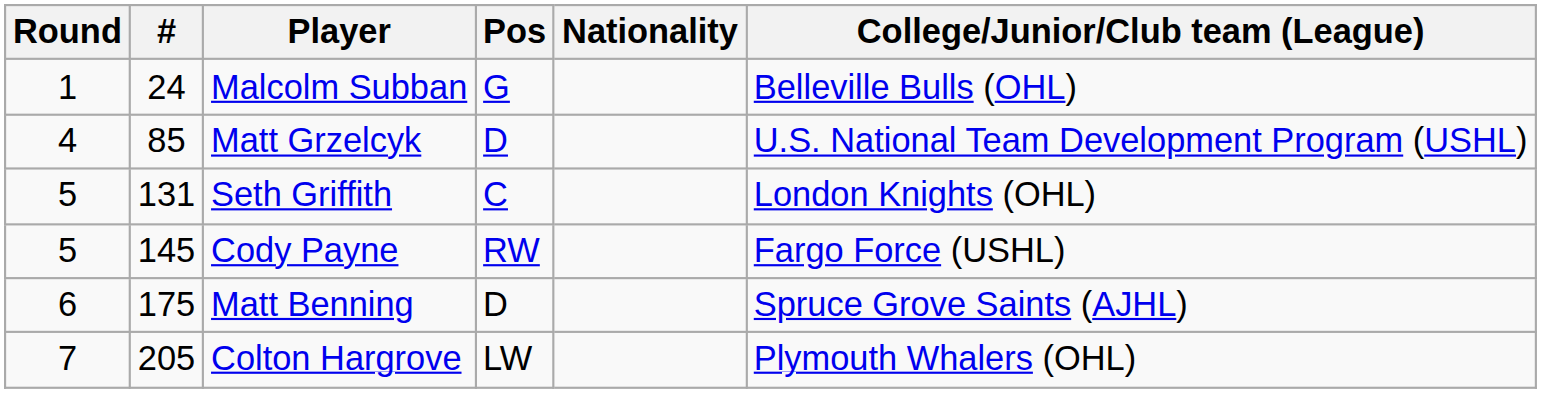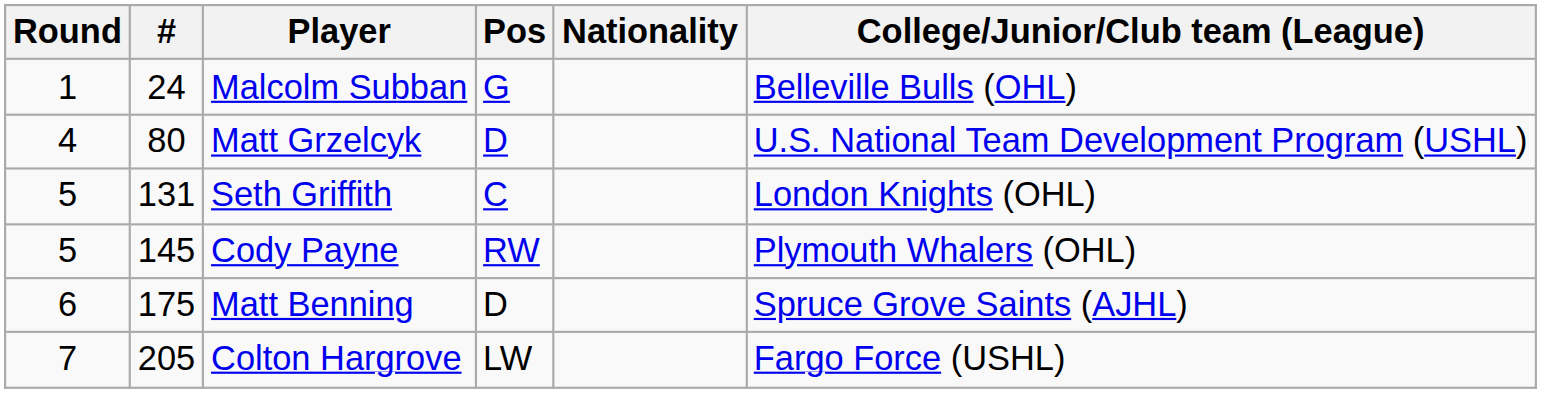(166, 140) 85 -> (166, 140) 80
(910, 250) Fargo Force (USHL) -> (945, 250) Plymouth Whalers (OHL)
(945, 359) Plymouth Whalers (OHL) -> (910, 359) Fargo Force (USHL)
